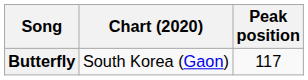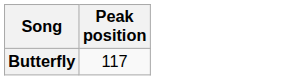- column: (156, 26)
